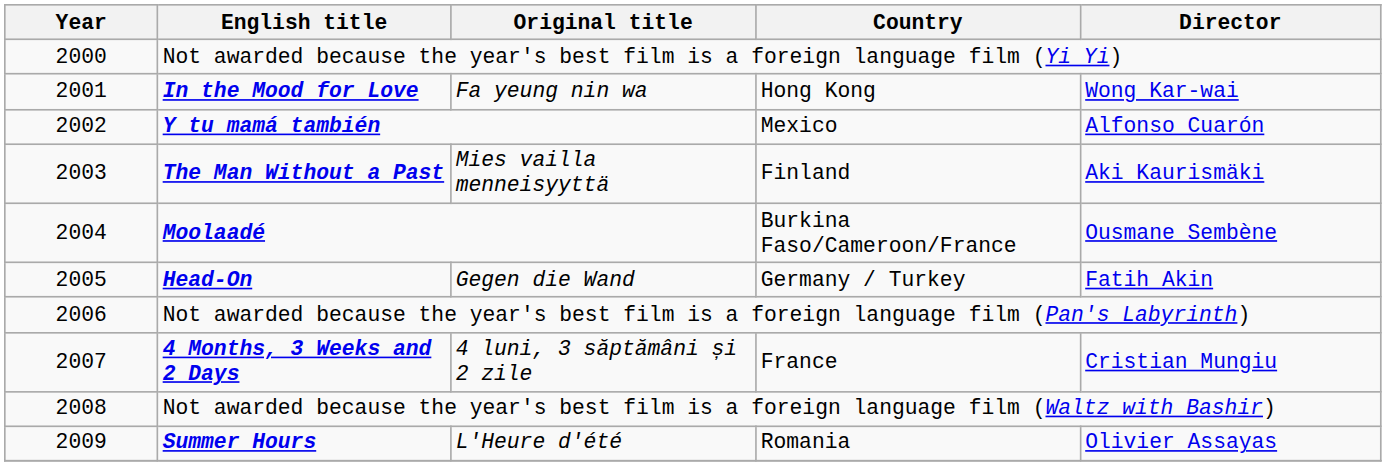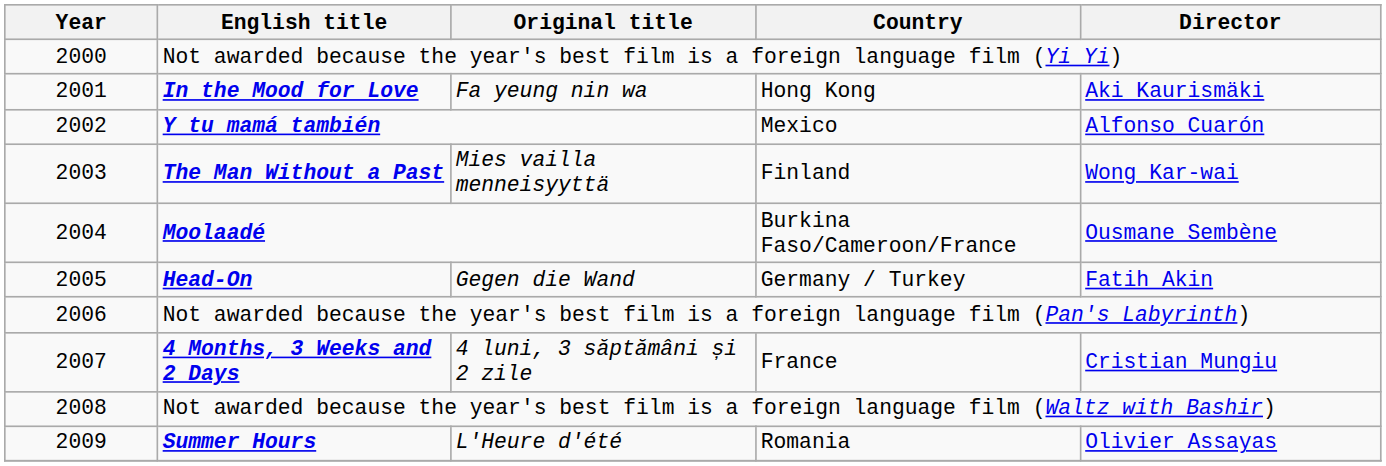(1162, 92) Wong Kar-wai -> (1175, 92) Aki Kaurismäki
(1175, 173) Aki Kaurismäki -> (1162, 173) Wong Kar-wai
